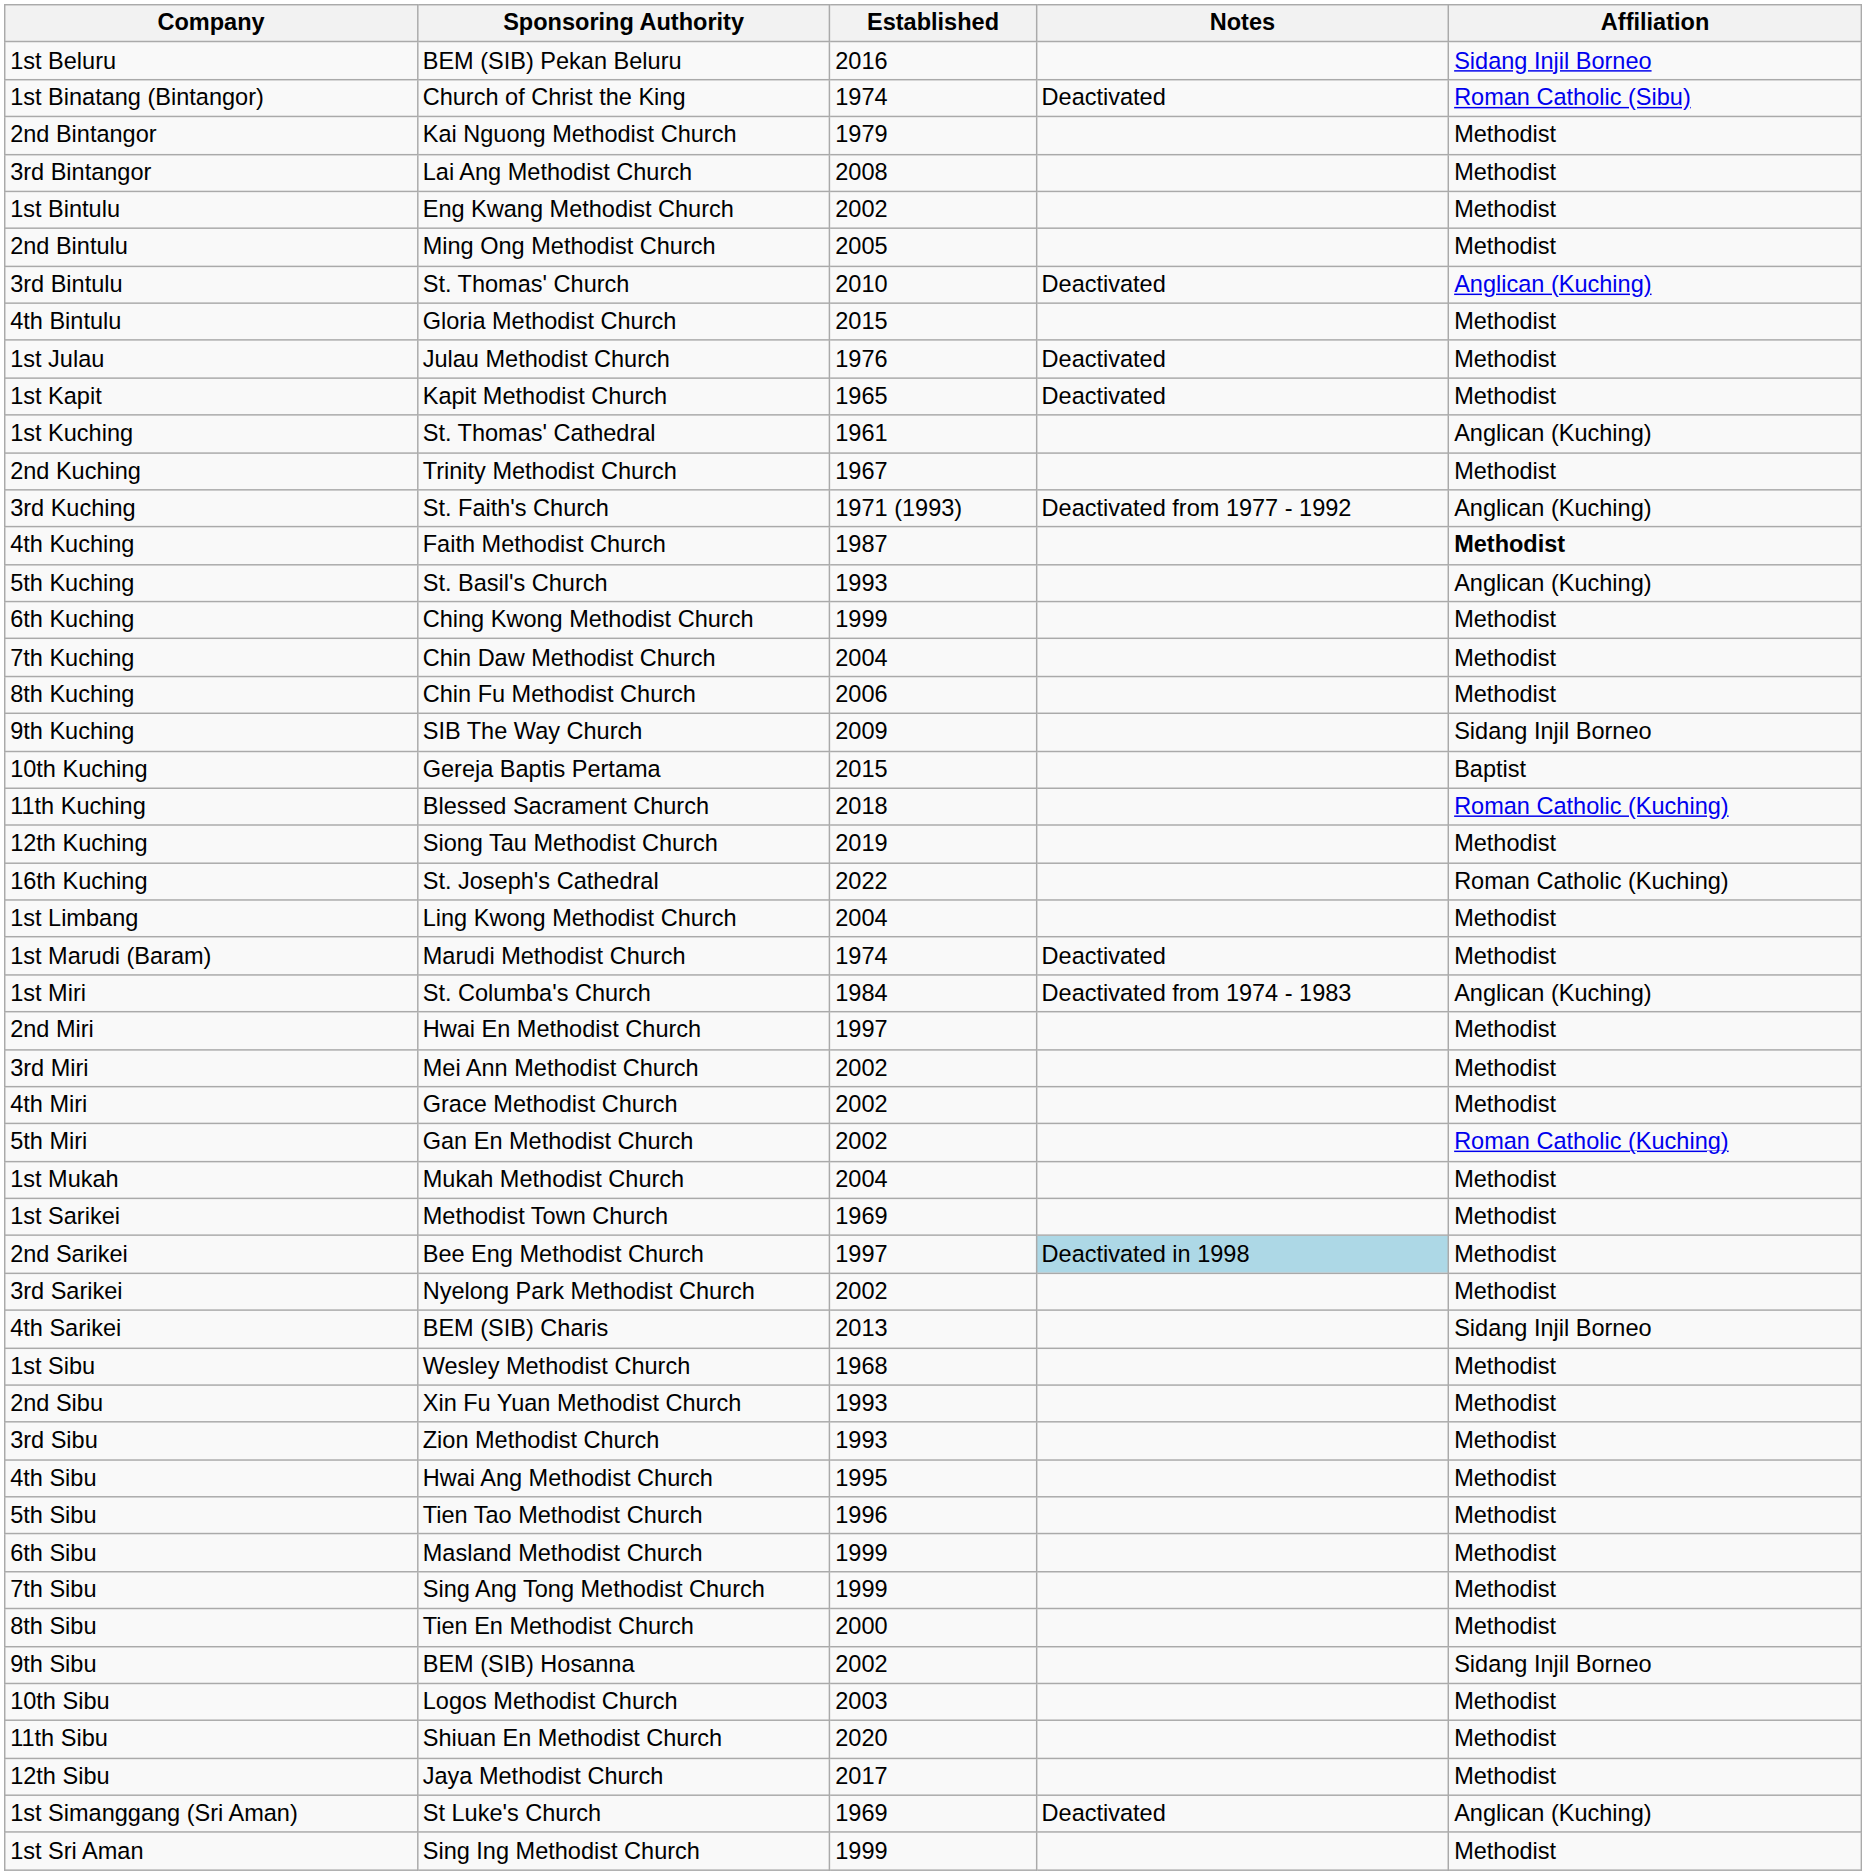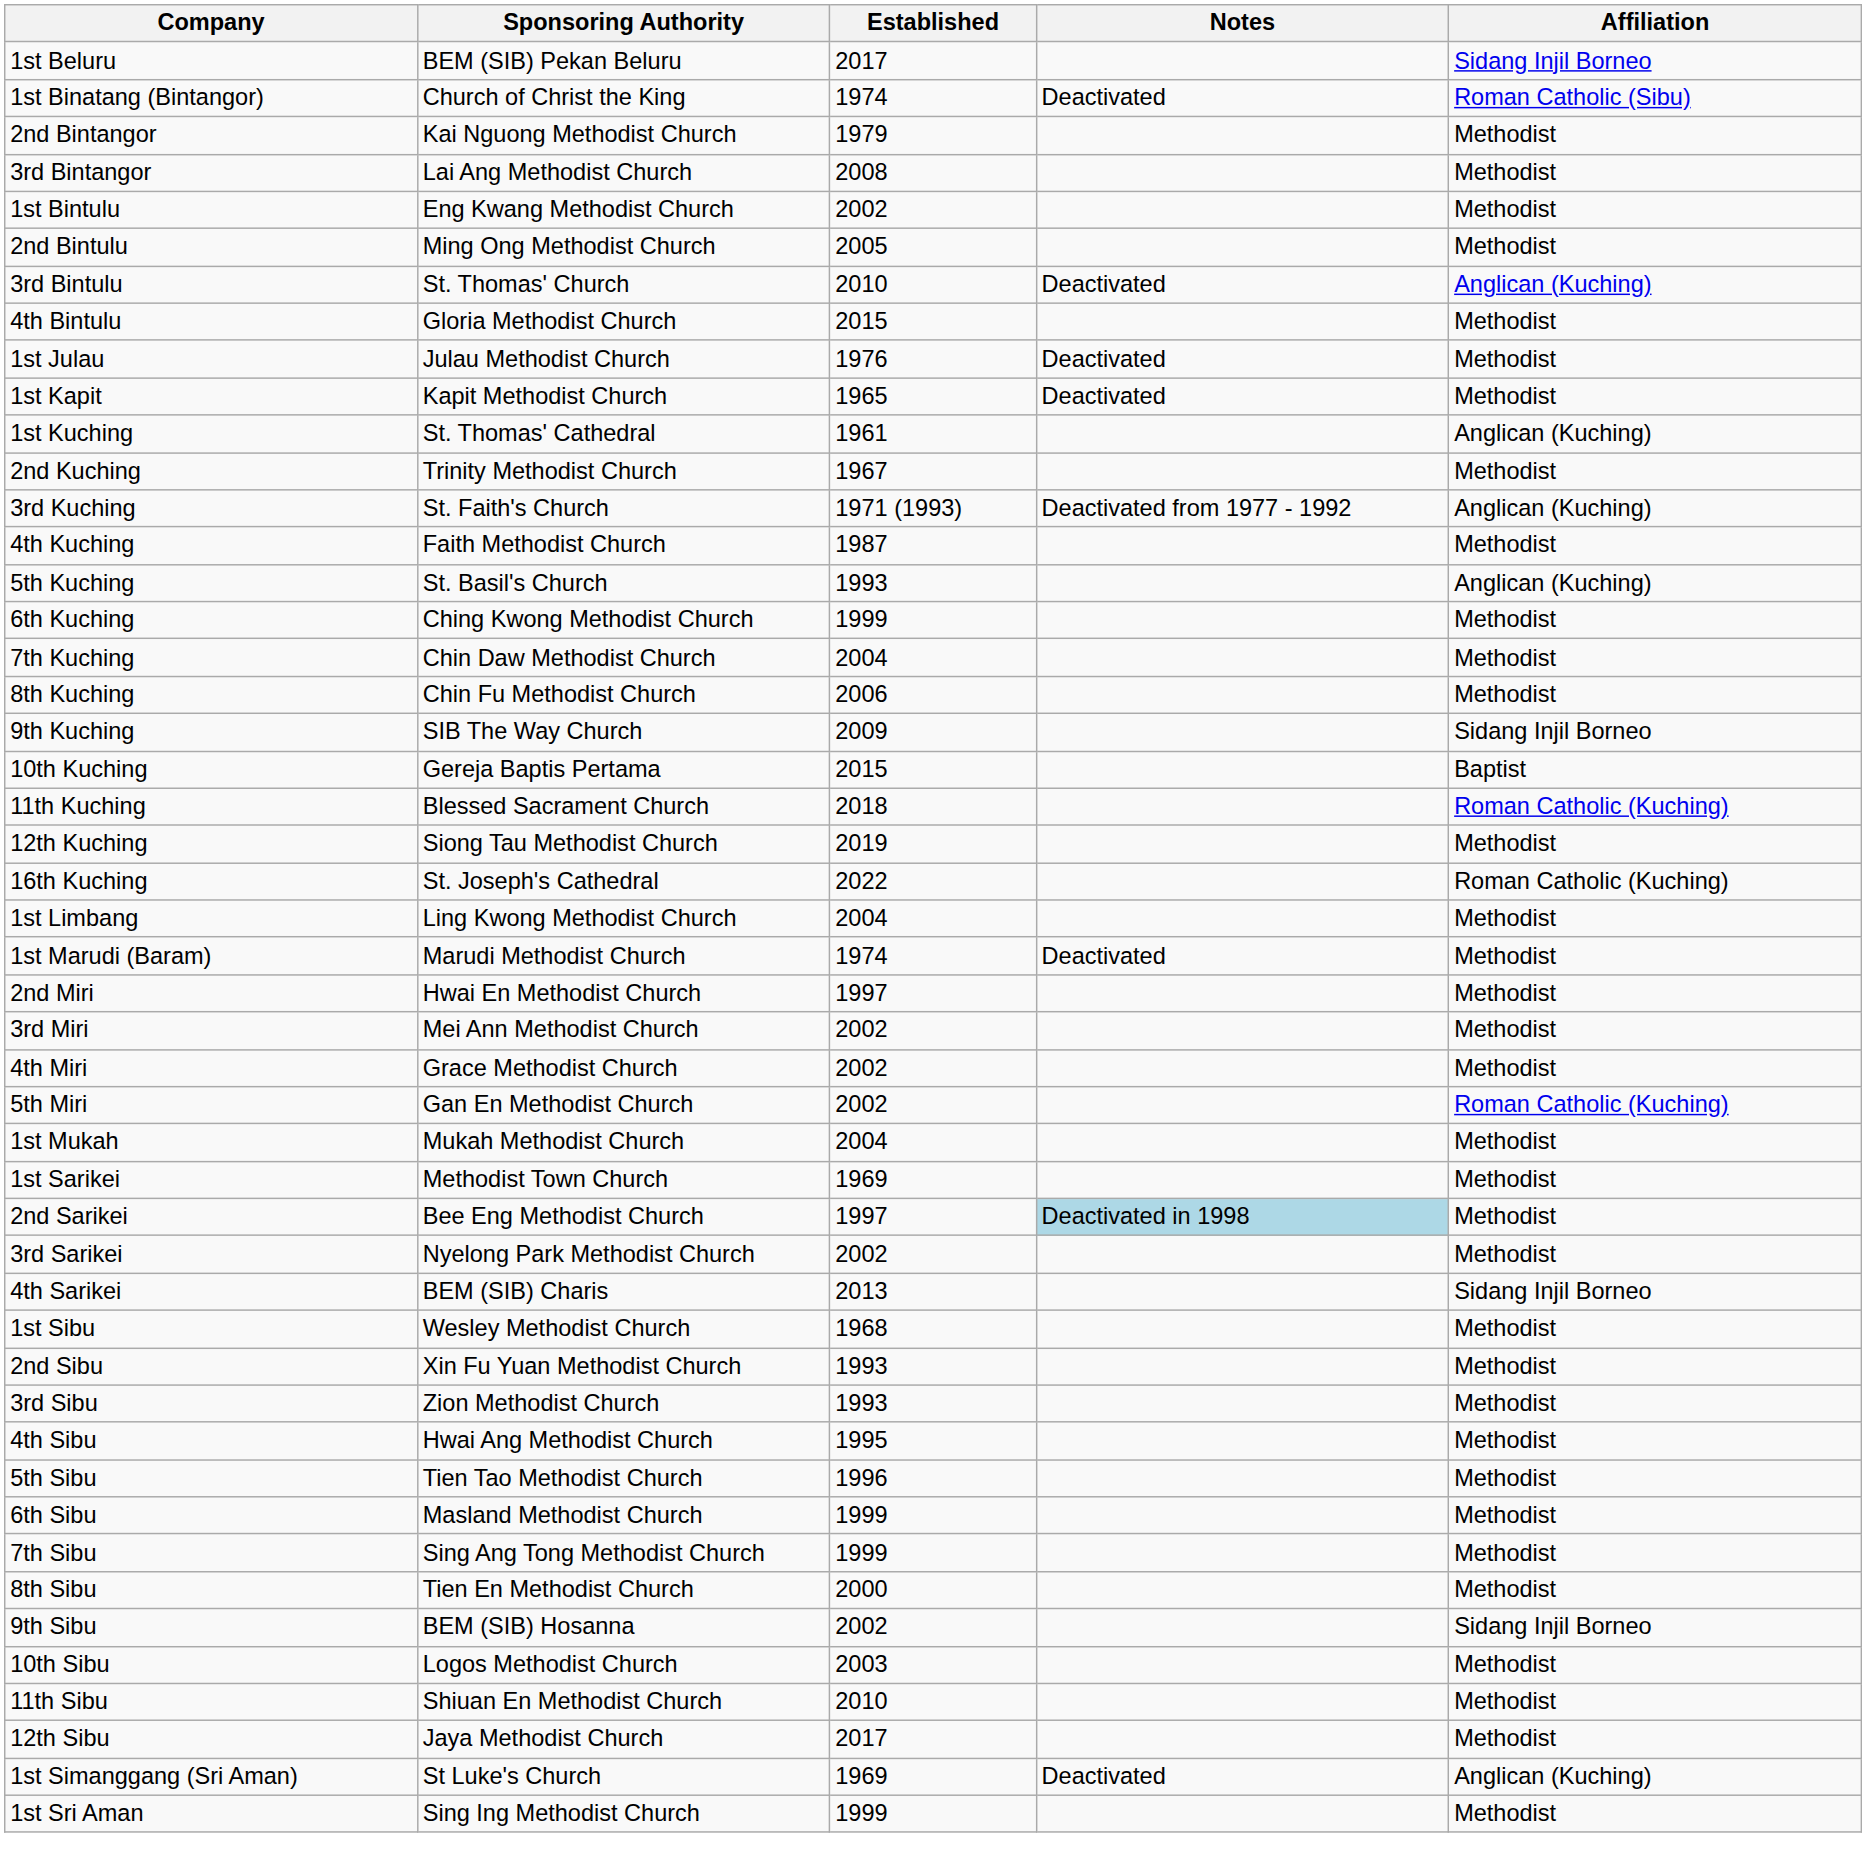(861, 60) 2016 -> (861, 60) 2017
(1510, 545) bold -> (1505, 545) normal
- row: (48, 992)
(861, 1739) 2020 -> (861, 1701) 2010
